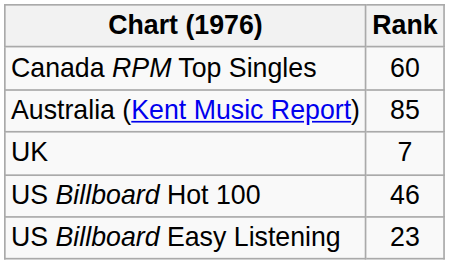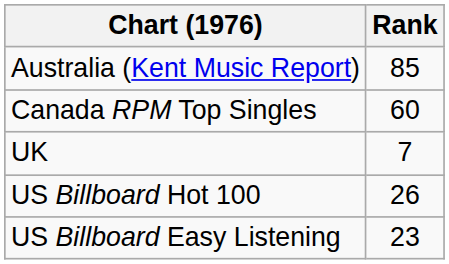rows swapped: (185, 110) <-> (164, 68)
(405, 195) 46 -> (405, 195) 26
